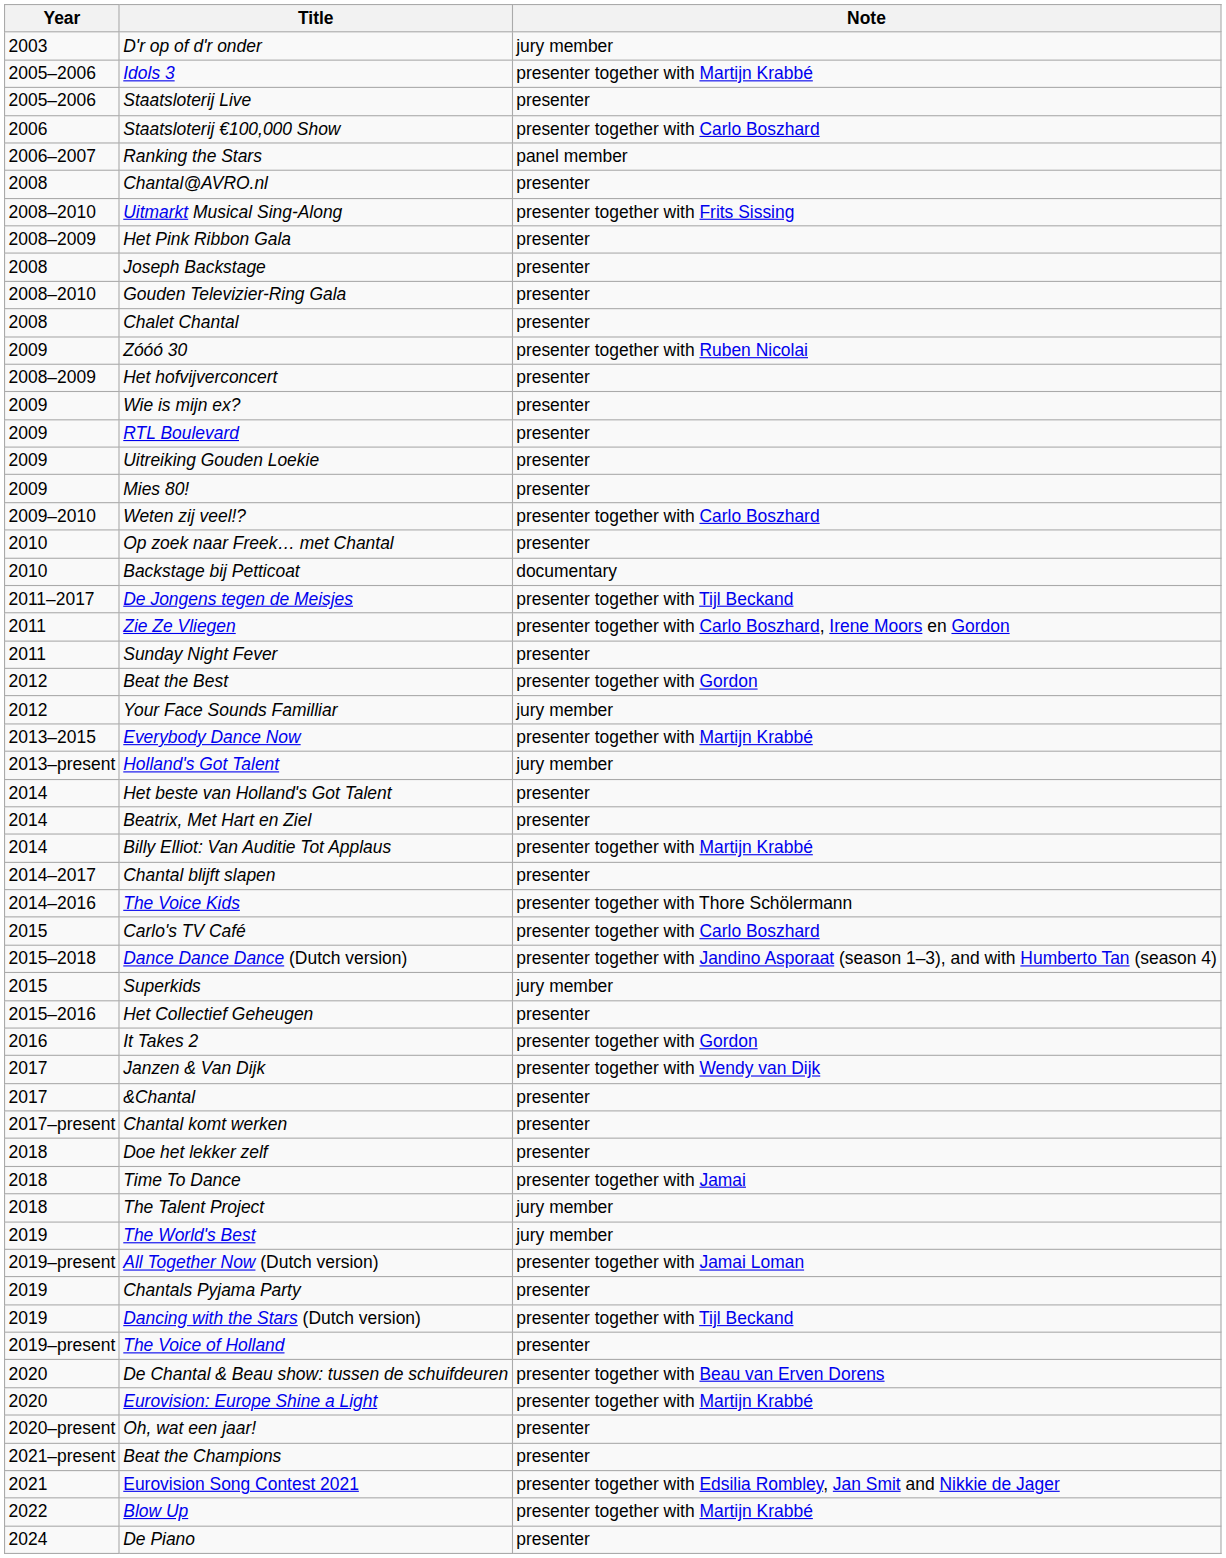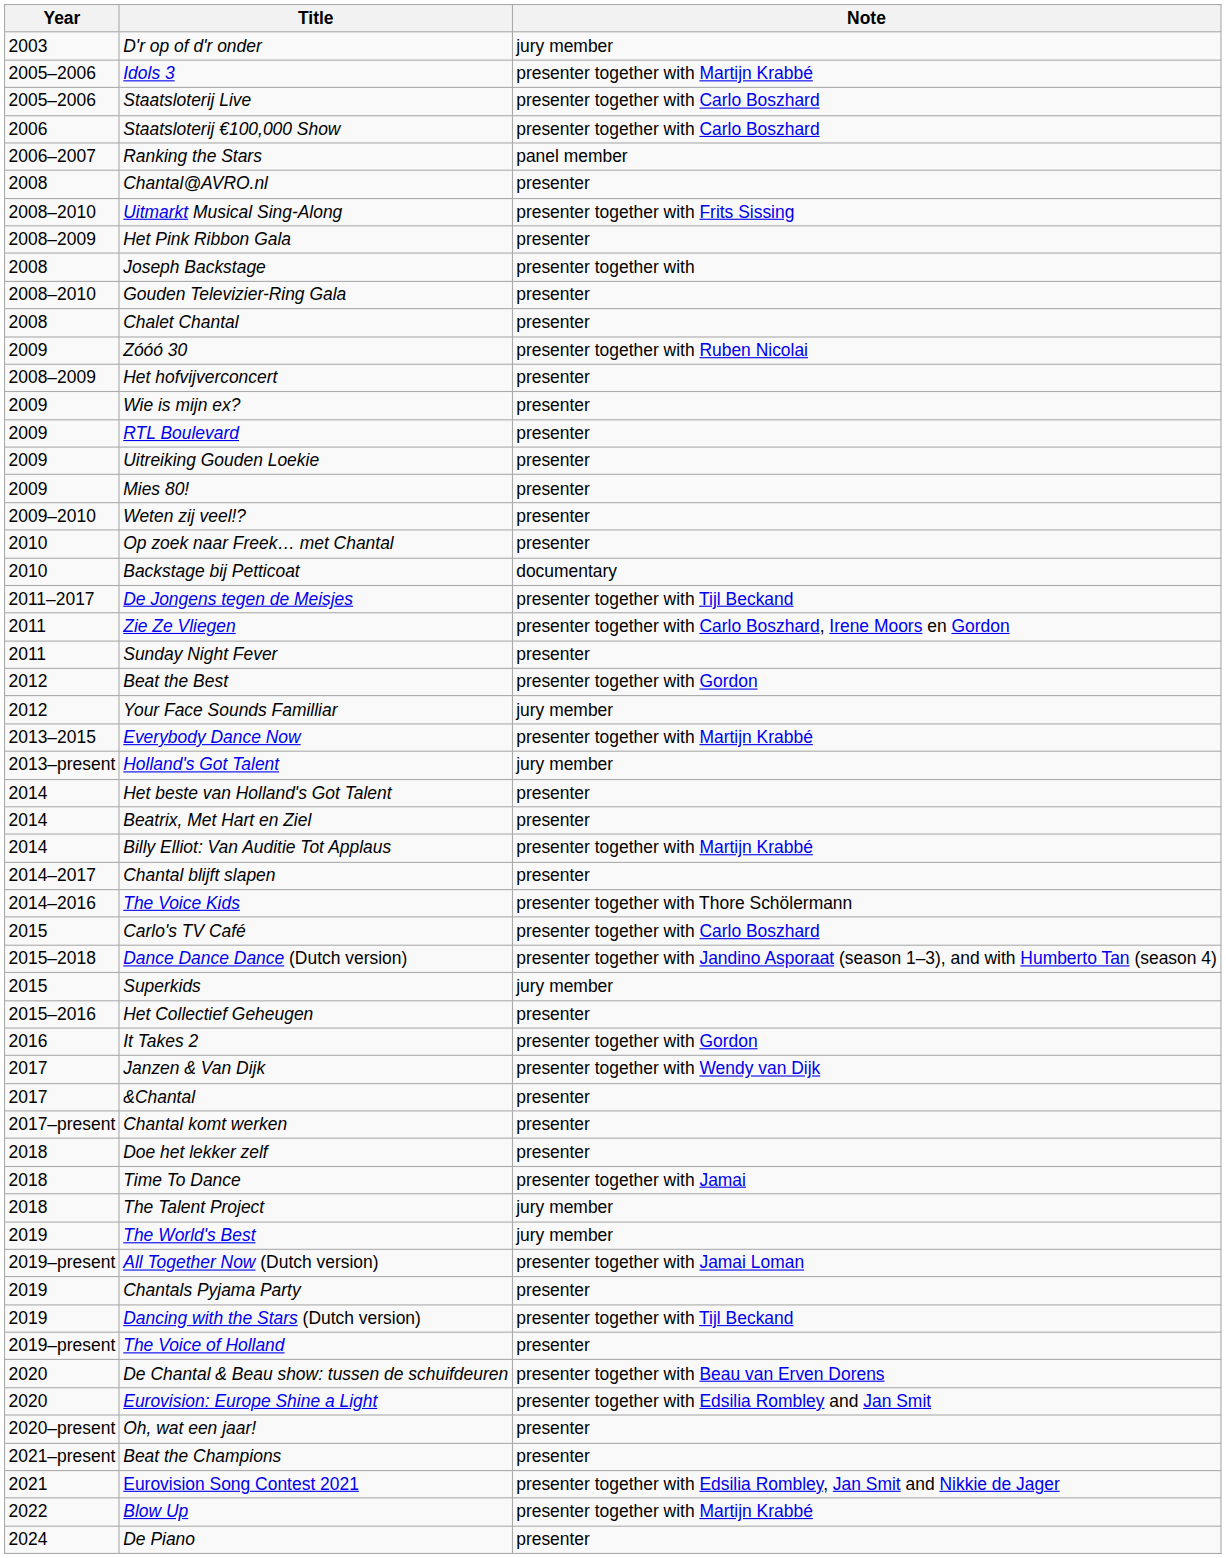(553, 101) presenter -> (668, 101) presenter together with Carlo Boszhard
(553, 267) presenter -> (605, 267) presenter together with
(668, 516) presenter together with Carlo Boszhard -> (553, 516) presenter
(665, 1401) presenter together with Martijn Krabbé -> (724, 1401) presenter together with Edsilia Rombley and Jan Smit
